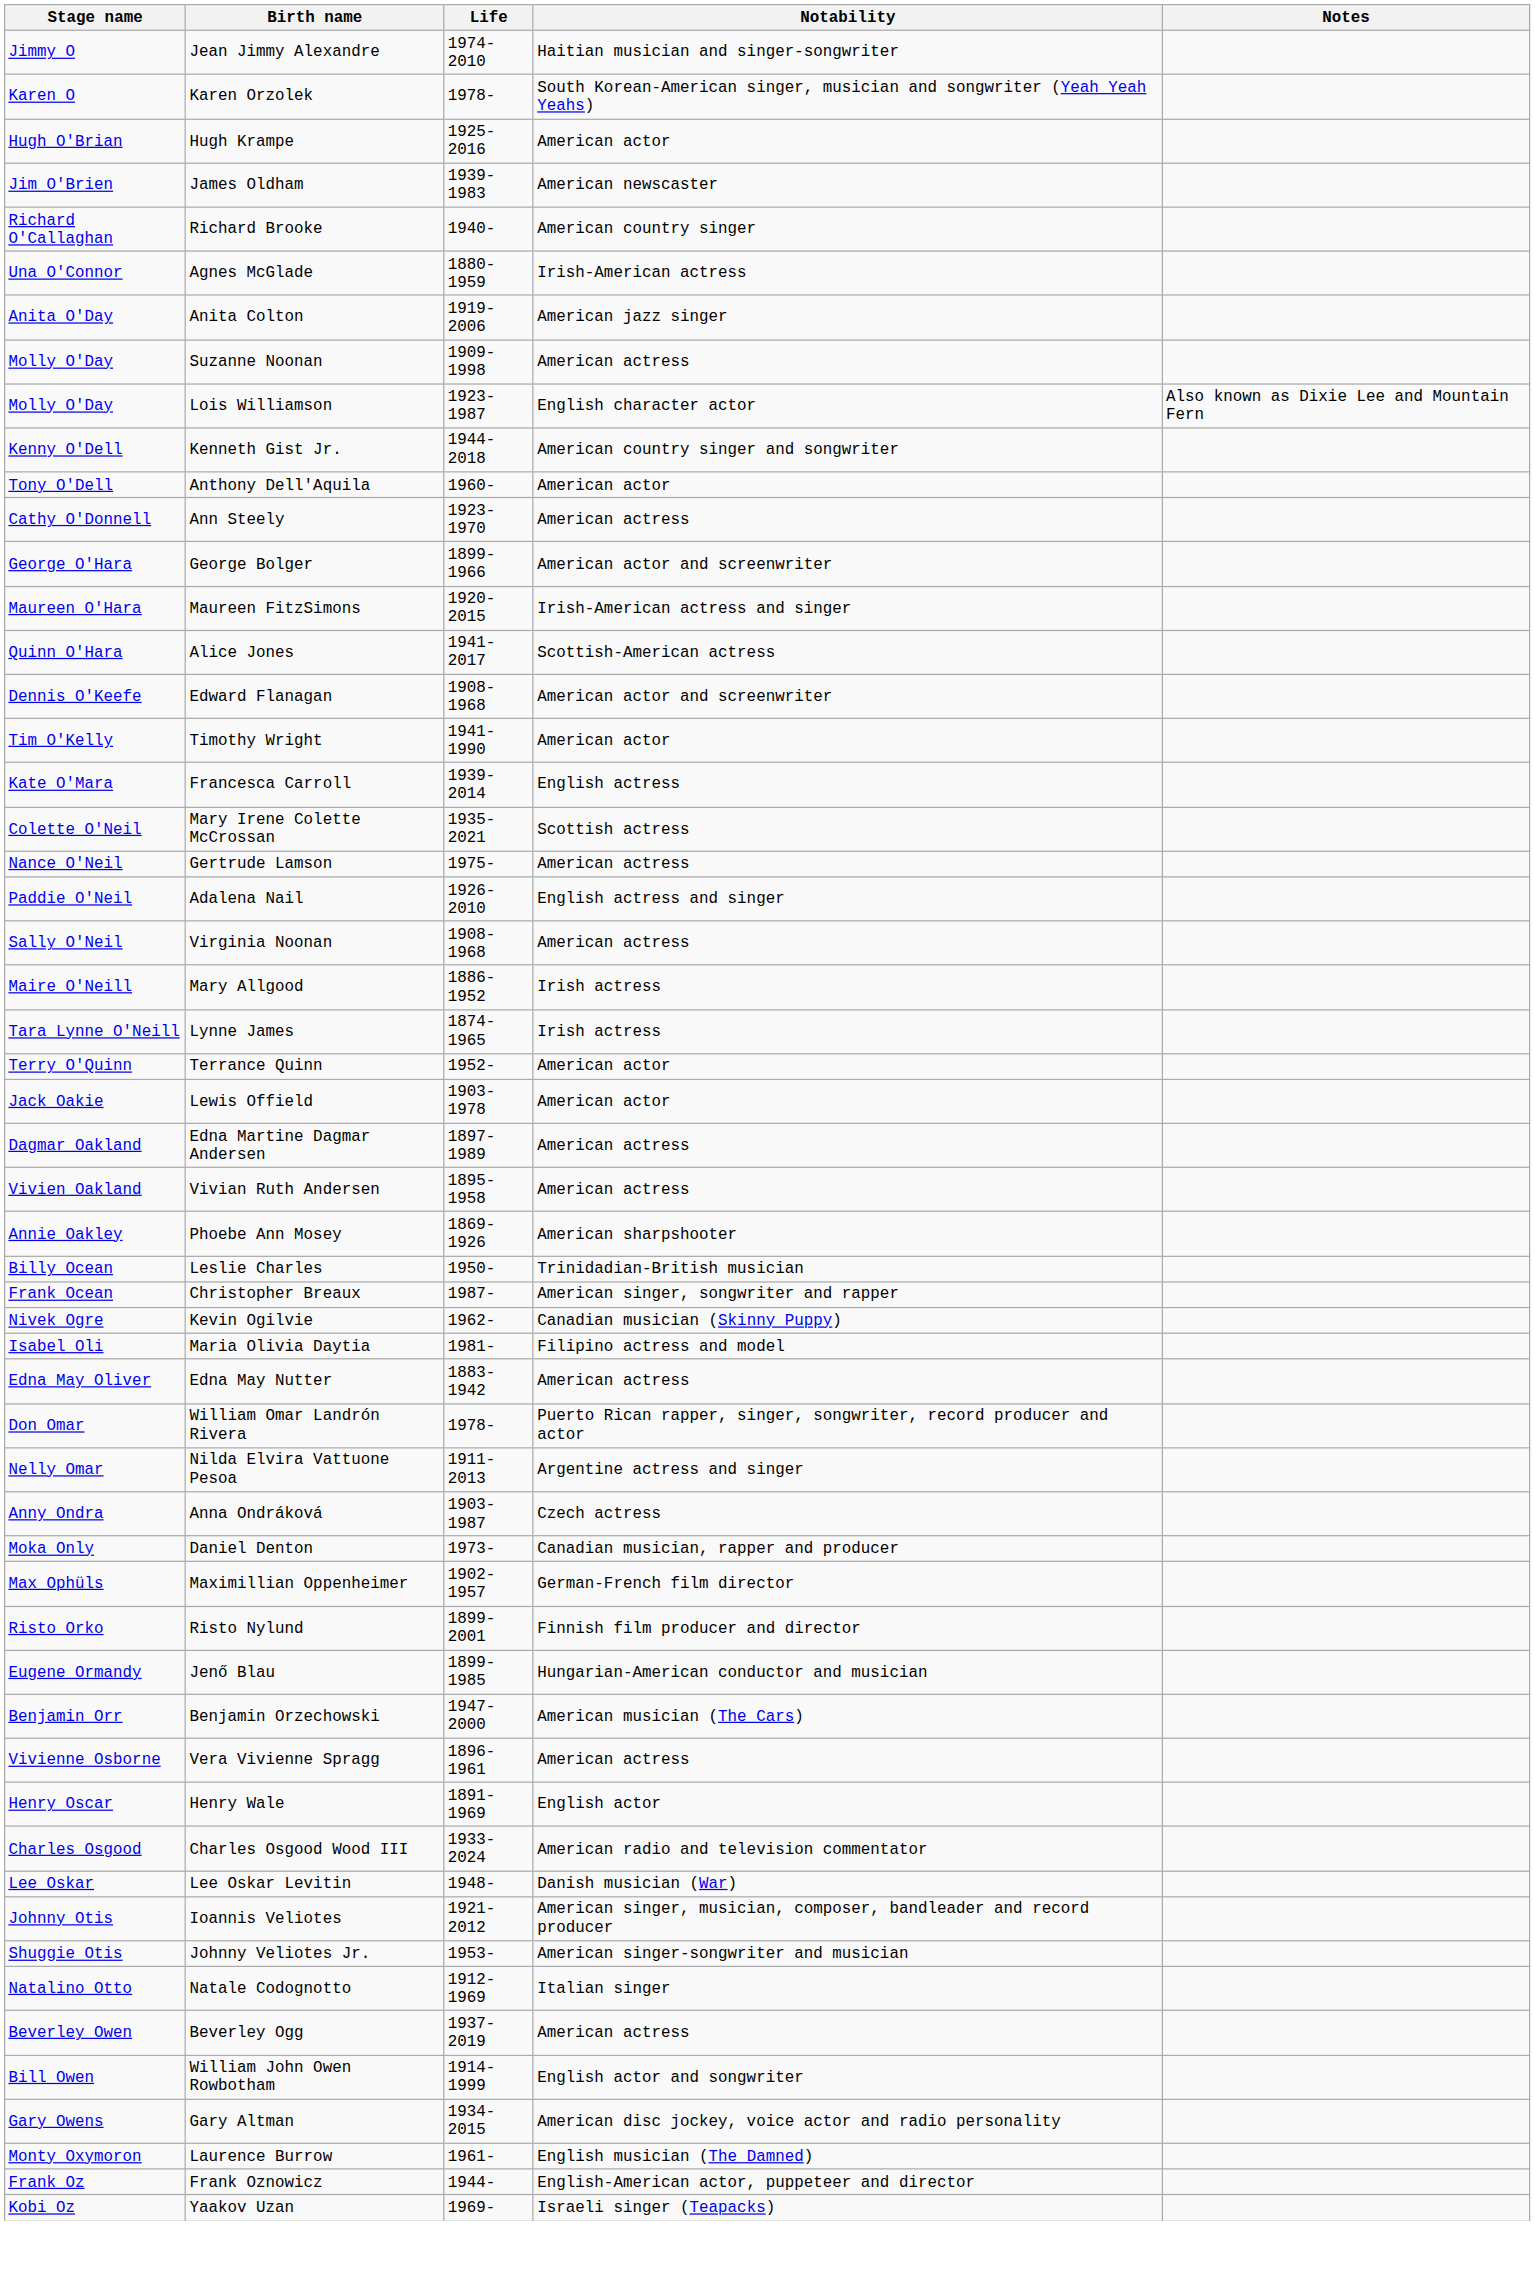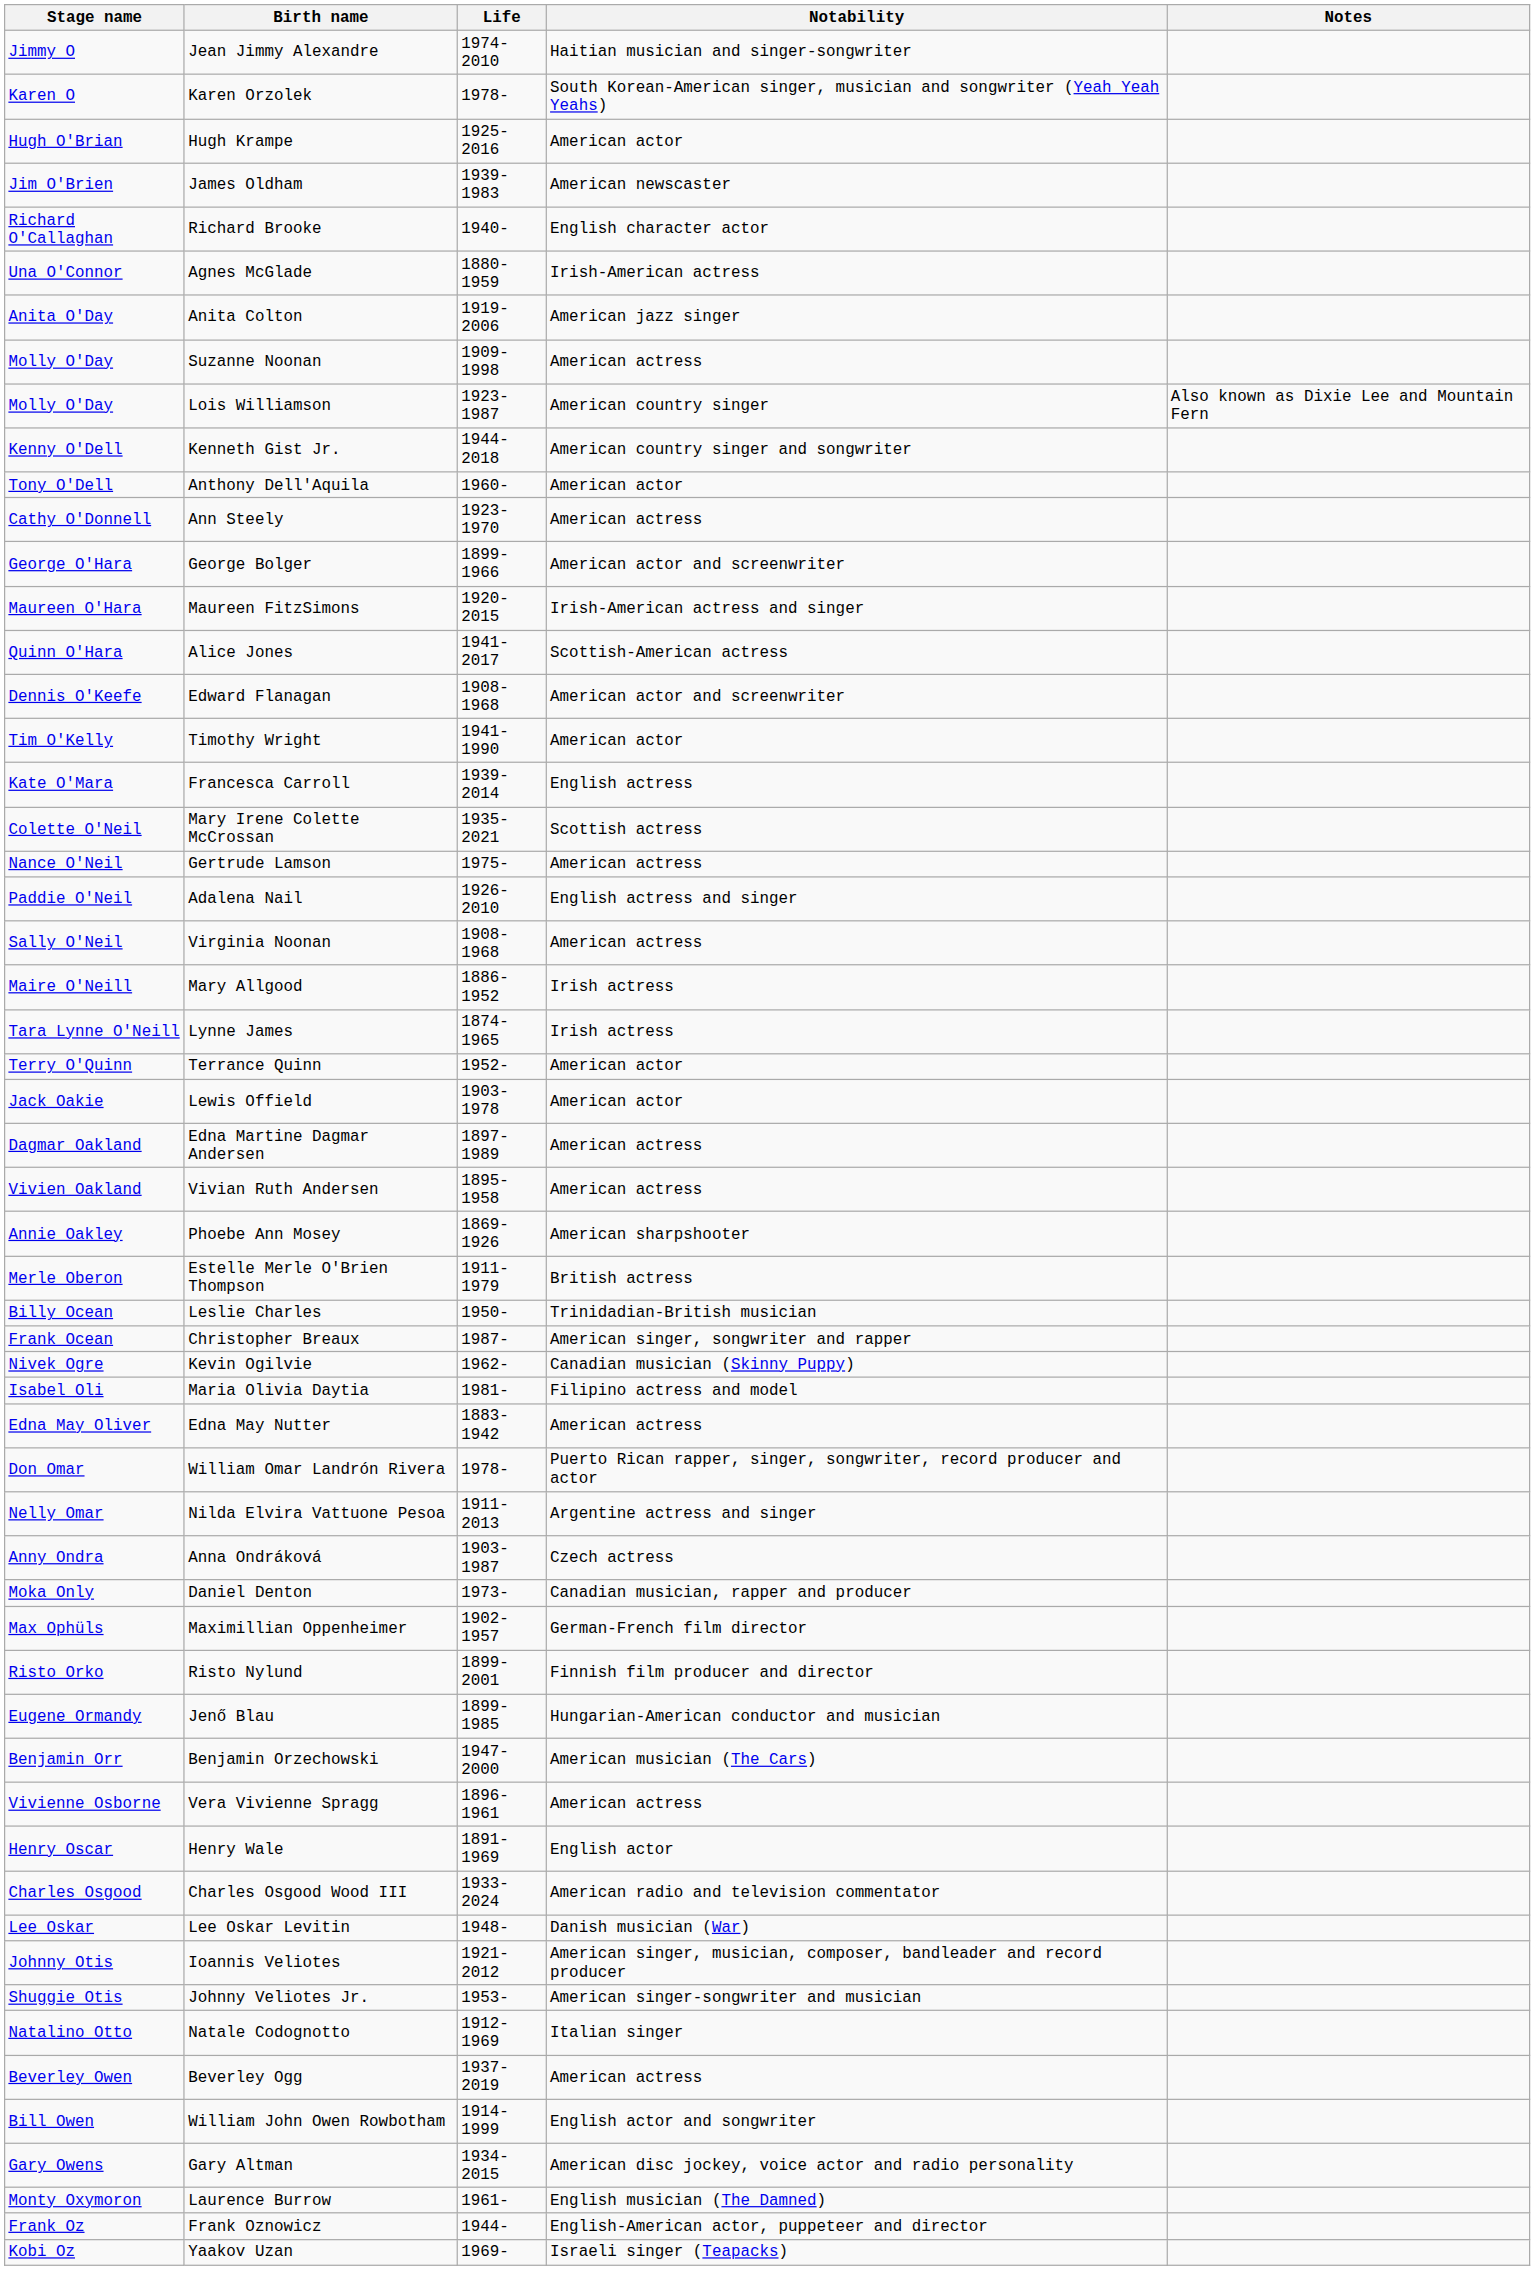(647, 229) American country singer -> (660, 229) English character actor
(647, 406) English character actor -> (660, 406) American country singer
+ row: (288, 1278)
